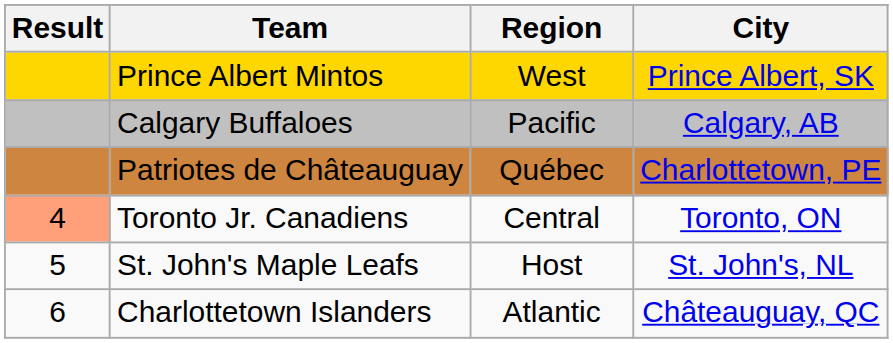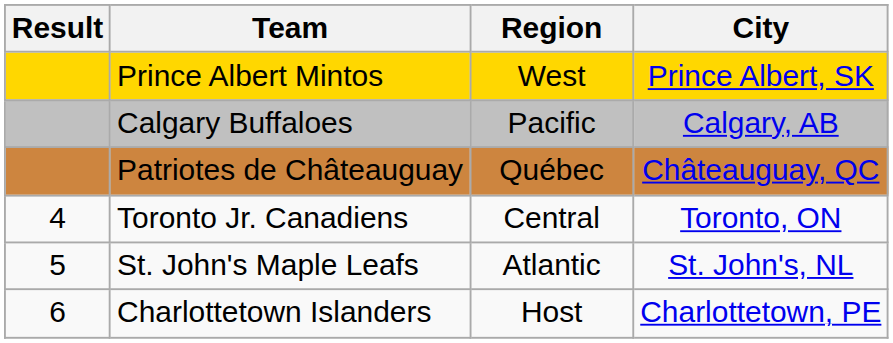(761, 170) Charlottetown, PE -> (761, 170) Châteauguay, QC
(58, 218) lightsalmon background -> (58, 218) no background
(552, 265) Host -> (552, 265) Atlantic
(552, 312) Atlantic -> (552, 312) Host
(761, 312) Châteauguay, QC -> (761, 312) Charlottetown, PE
